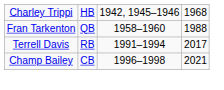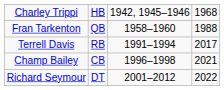+ row: (46, 77)
